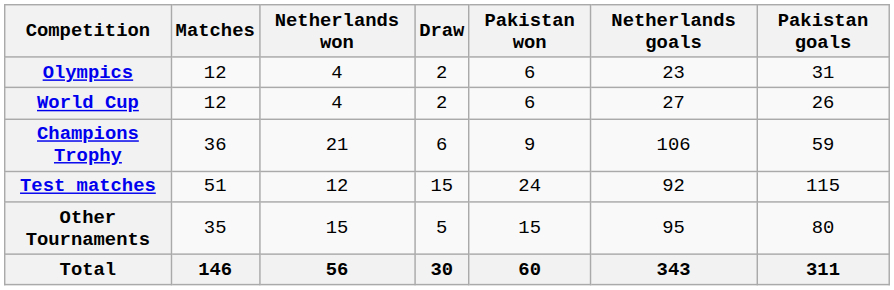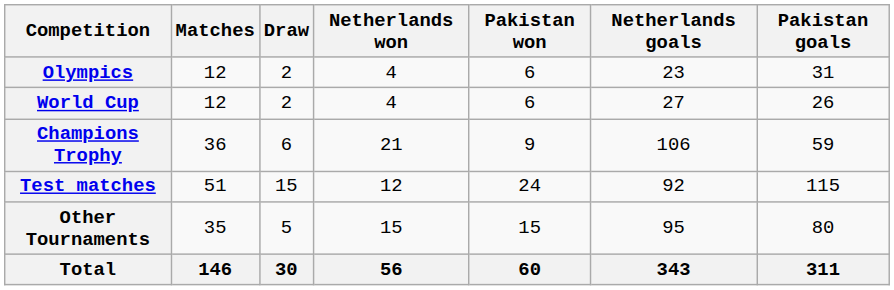columns swapped: (337, 31) <-> (442, 31)
